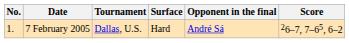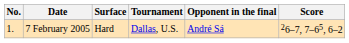columns swapped: (120, 12) <-> (167, 12)
